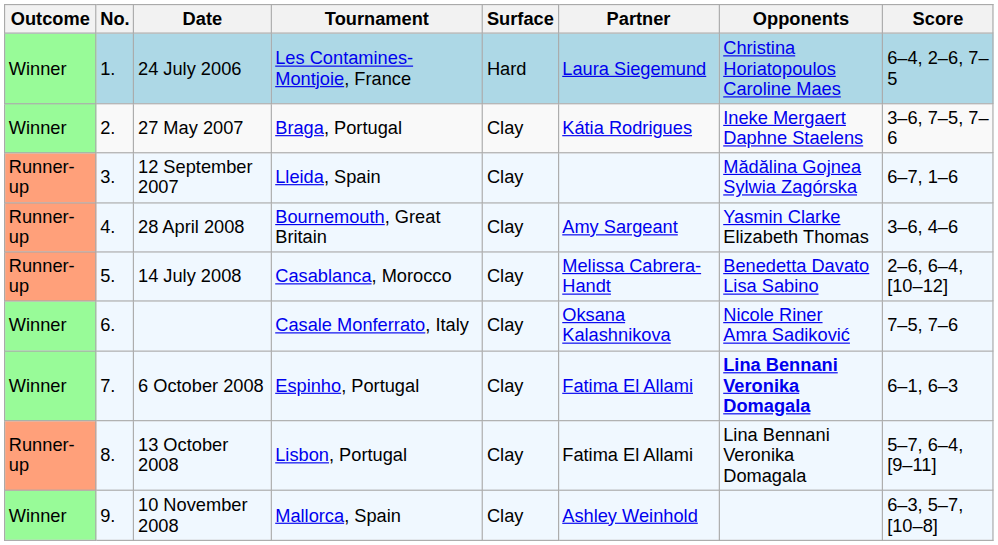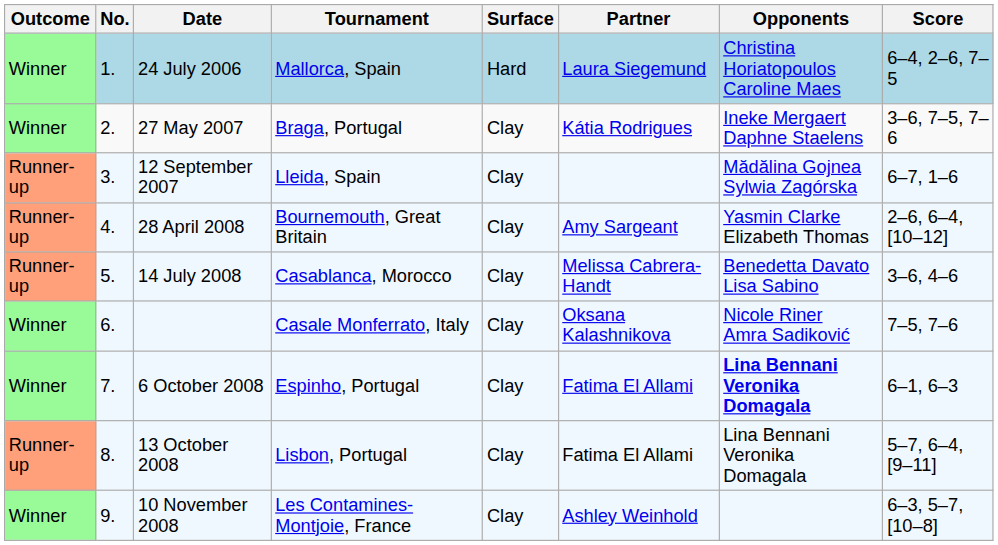(344, 68) Les Contamines-Montjoie, France -> (338, 68) Mallorca, Spain
(923, 227) 3–6, 4–6 -> (925, 227) 2–6, 6–4, [10–12]
(925, 276) 2–6, 6–4, [10–12] -> (923, 276) 3–6, 4–6
(338, 515) Mallorca, Spain -> (344, 515) Les Contamines-Montjoie, France
